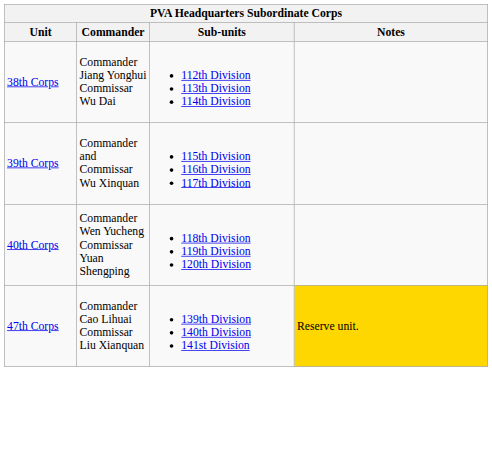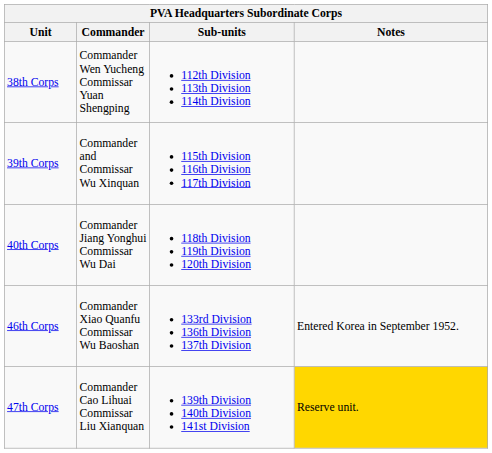(113, 82) Commander Jiang Yonghui Commissar Wu Dai -> (112, 82) Commander Wen Yucheng Commissar Yuan Shengping
(112, 244) Commander Wen Yucheng Commissar Yuan Shengping -> (113, 244) Commander Jiang Yonghui Commissar Wu Dai
+ row: (33, 326)
